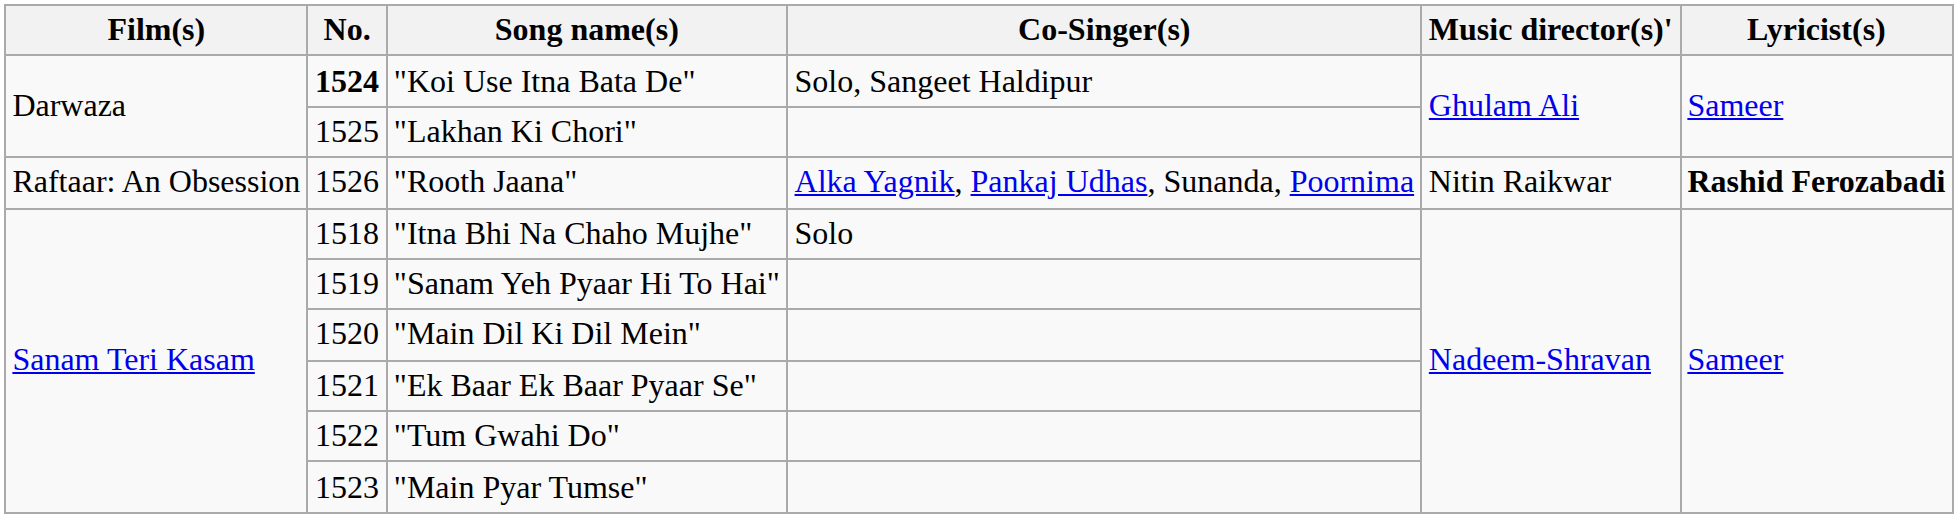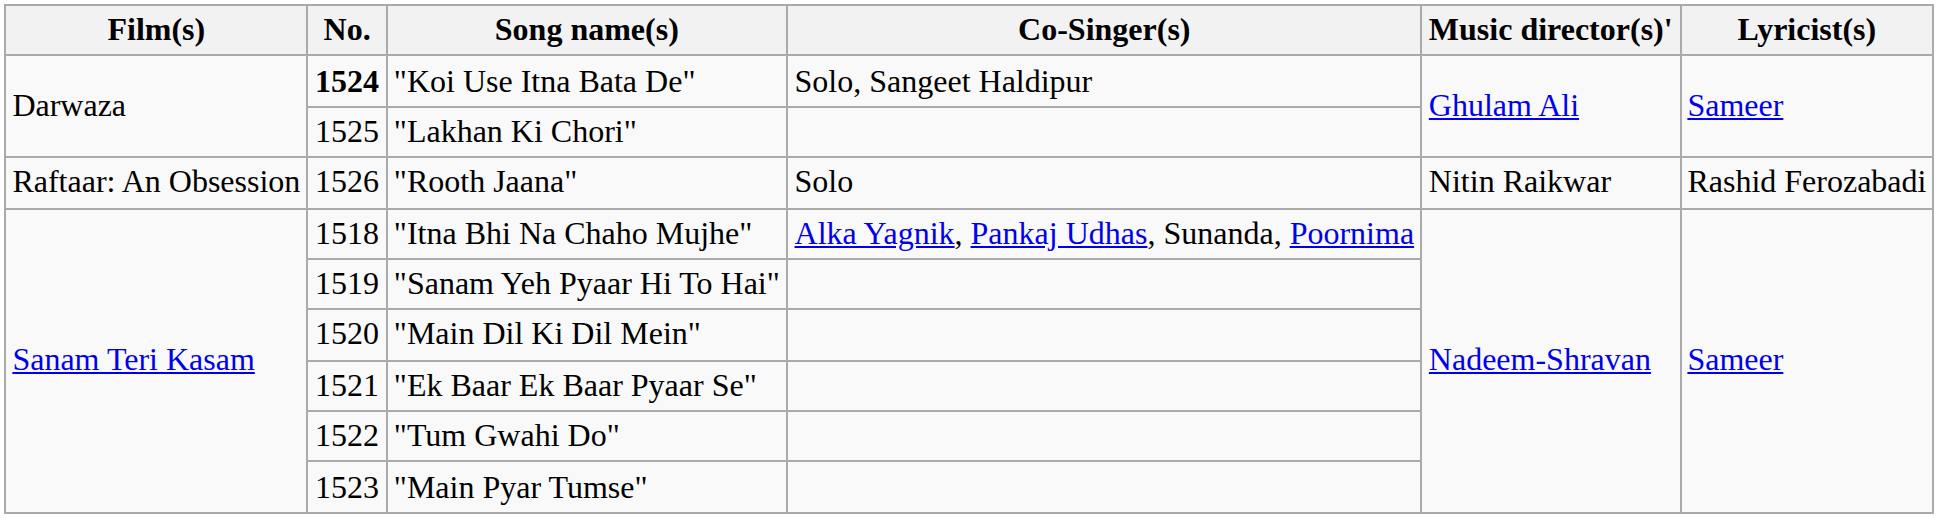(1104, 182) Alka Yagnik, Pankaj Udhas, Sunanda, Poornima -> (824, 182) Solo
(1816, 182) bold -> (1807, 182) normal
(824, 232) Solo -> (1104, 232) Alka Yagnik, Pankaj Udhas, Sunanda, Poornima
